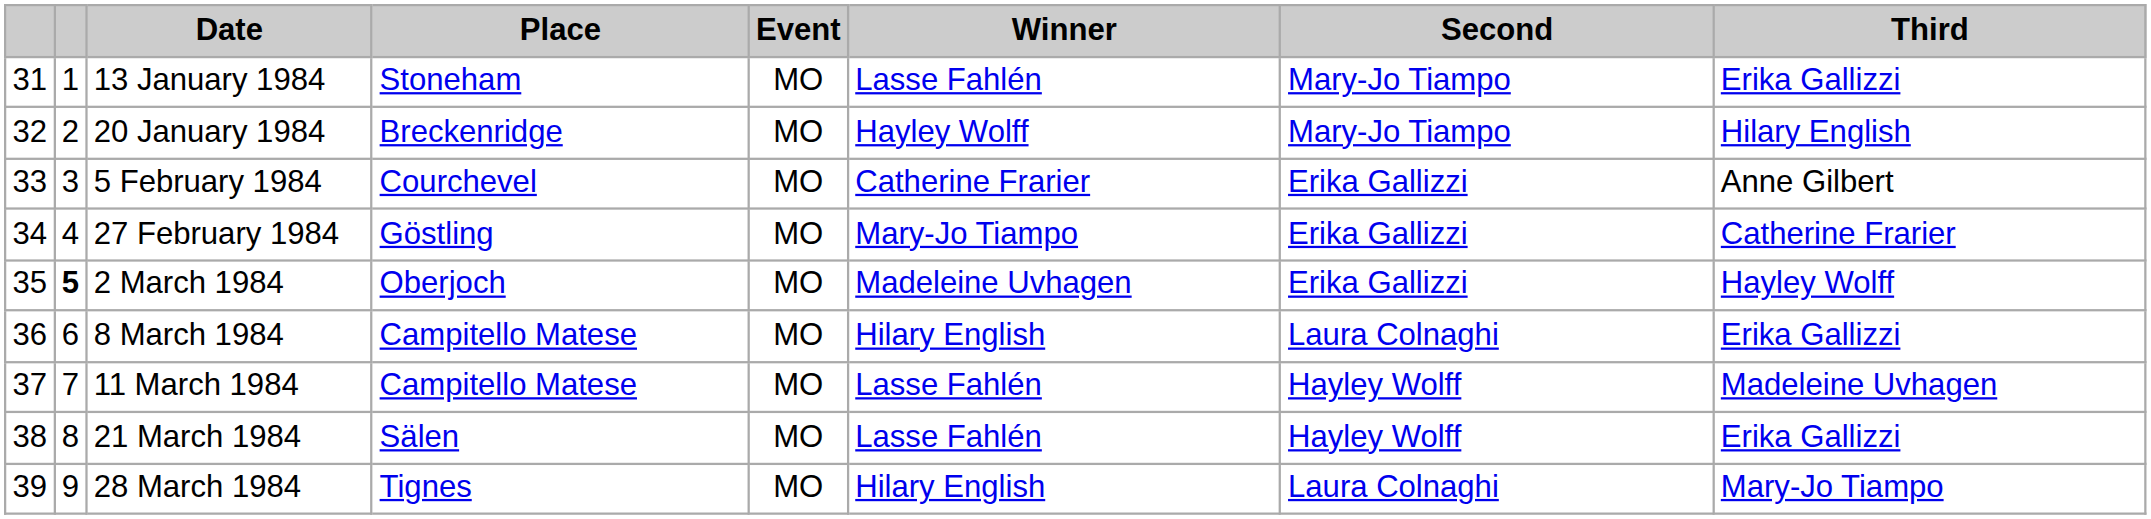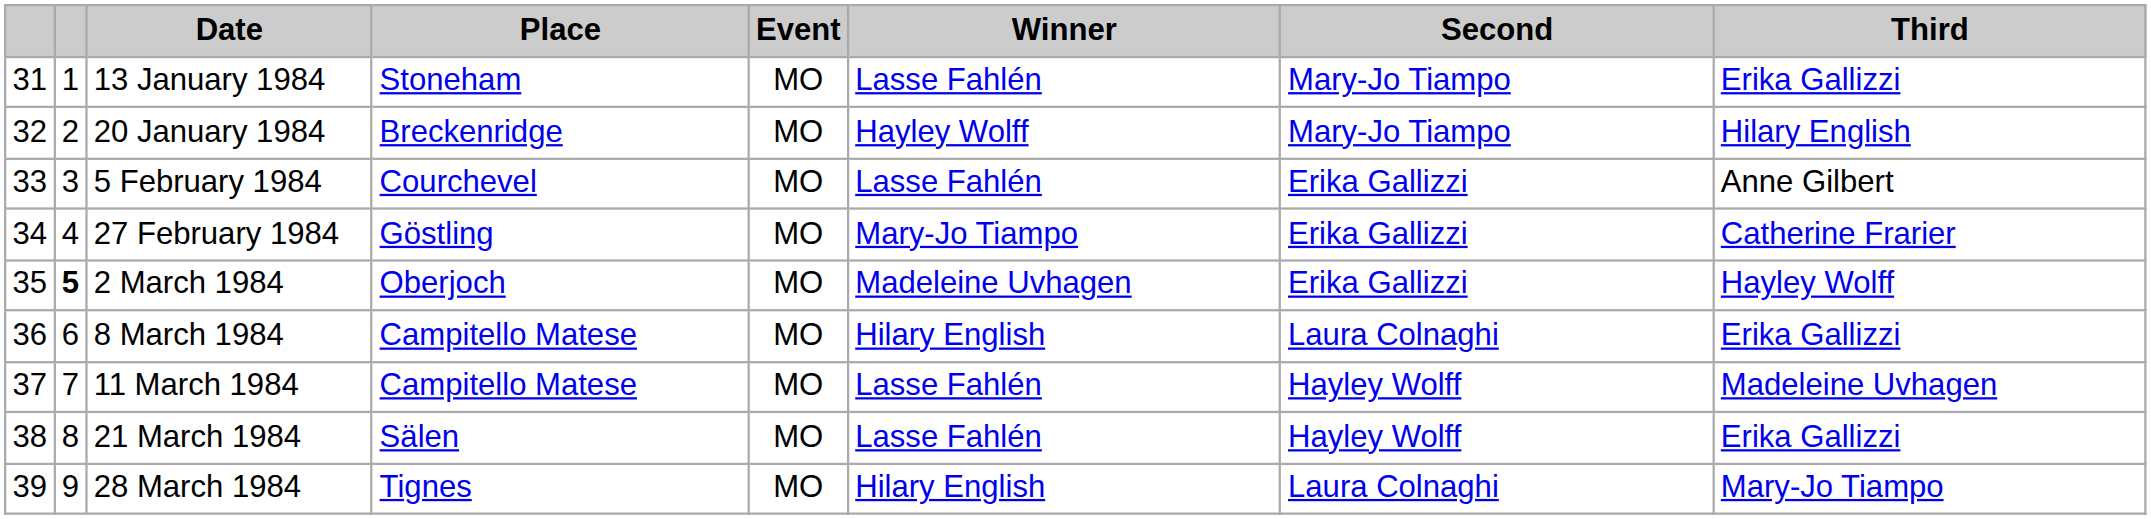(973, 182) Catherine Frarier -> (949, 182) Lasse Fahlén
